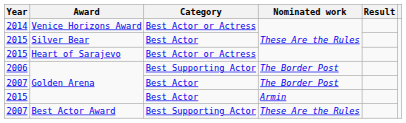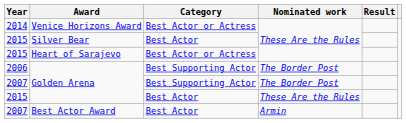(172, 82) Best Actor -> (201, 82) Best Supporting Actor
(273, 97) Armin -> (310, 97) These Are the Rules
(201, 111) Best Supporting Actor -> (172, 111) Best Actor
(310, 111) These Are the Rules -> (273, 111) Armin
